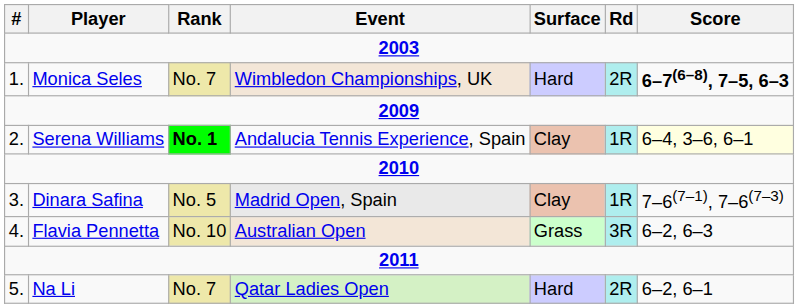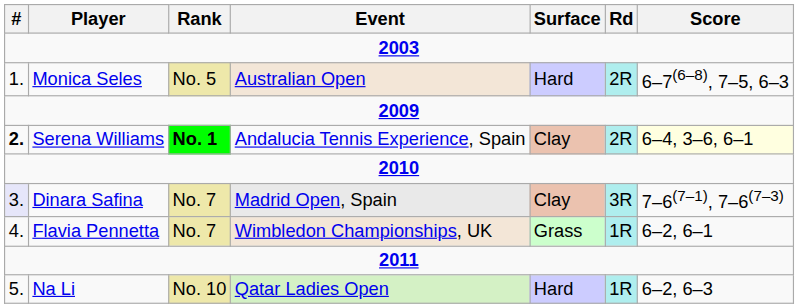(194, 79) No. 7 -> (194, 79) No. 5
(363, 79) Wimbledon Championships, UK -> (300, 79) Australian Open
(715, 79) bold -> (715, 79) normal
(16, 139) normal -> (16, 139) bold
(621, 139) 1R -> (621, 139) 2R
(16, 199) no background -> (16, 199) lavender background
(194, 199) No. 5 -> (194, 199) No. 7
(621, 199) 1R -> (621, 199) 3R
(199, 231) No. 10 -> (194, 231) No. 7
(300, 231) Australian Open -> (363, 231) Wimbledon Championships, UK
(621, 231) 3R -> (621, 231) 1R
(677, 231) 6–2, 6–3 -> (677, 231) 6–2, 6–1
(194, 289) No. 7 -> (199, 289) No. 10
(621, 289) 2R -> (621, 289) 1R
(677, 289) 6–2, 6–1 -> (677, 289) 6–2, 6–3
